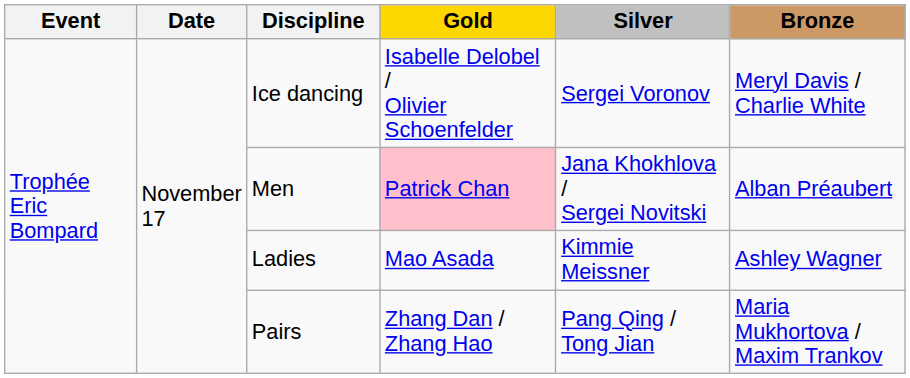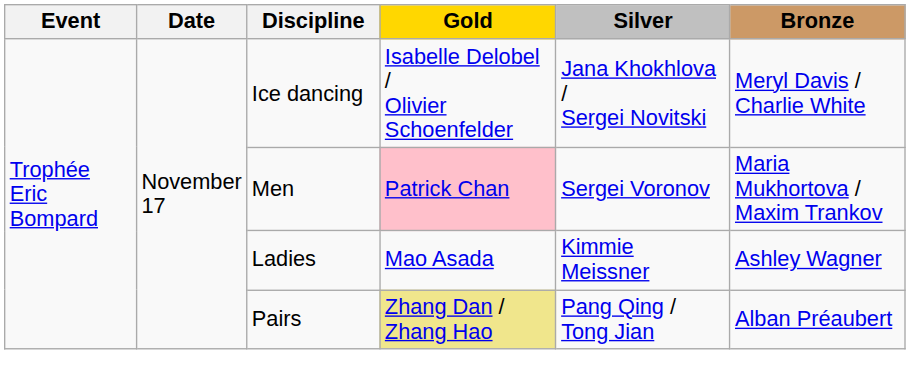(636, 92) Sergei Voronov -> (639, 92) Jana Khokhlova / Sergei Novitski
(639, 188) Jana Khokhlova / Sergei Novitski -> (636, 188) Sergei Voronov
(814, 188) Alban Préaubert -> (809, 188) Maria Mukhortova / Maxim Trankov
(445, 331) no background -> (445, 318) khaki background
(809, 331) Maria Mukhortova / Maxim Trankov -> (814, 318) Alban Préaubert
